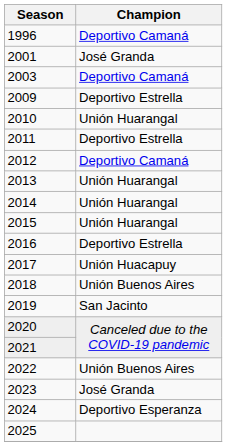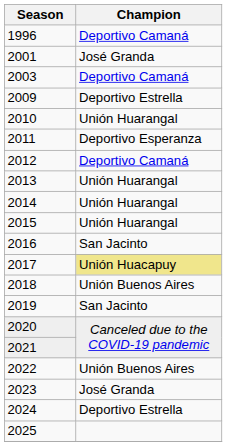(131, 139) Deportivo Estrella -> (140, 139) Deportivo Esperanza
(131, 243) Deportivo Estrella -> (113, 243) San Jacinto
(128, 264) no background -> (128, 264) khaki background
(140, 410) Deportivo Esperanza -> (131, 410) Deportivo Estrella
